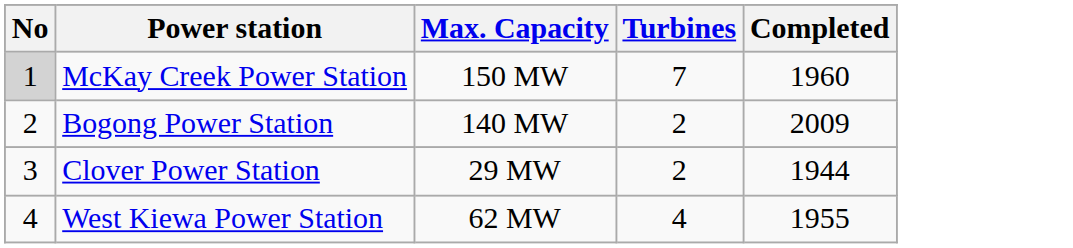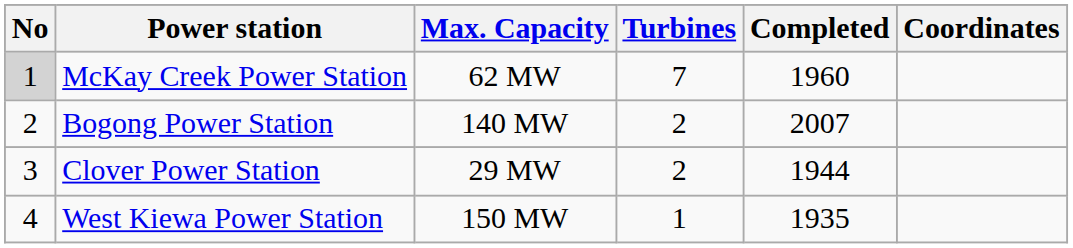+ column: (981, 28)
(515, 75) 150 MW -> (515, 75) 62 MW
(820, 123) 2009 -> (820, 123) 2007
(515, 218) 62 MW -> (515, 218) 150 MW
(679, 218) 4 -> (679, 218) 1
(820, 218) 1955 -> (820, 218) 1935
